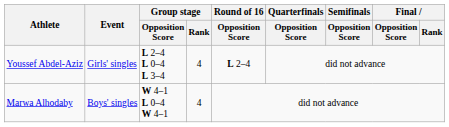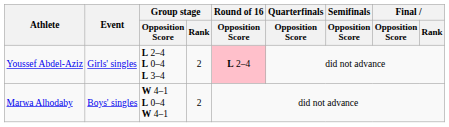(199, 65) 4 -> (199, 65) 2
(239, 65) no background -> (239, 65) pink background
(199, 103) 4 -> (199, 103) 2
